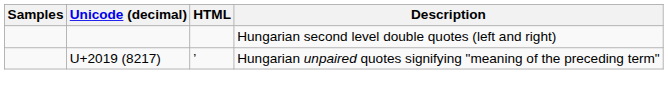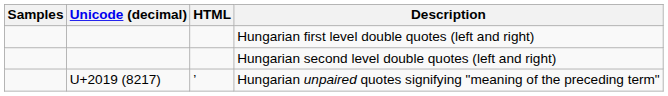+ row: (386, 36)
